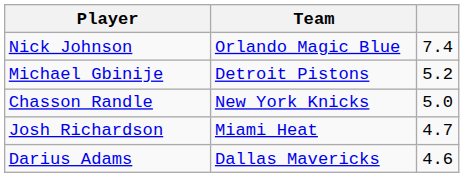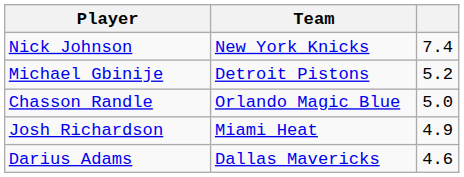(308, 47) Orlando Magic Blue -> (292, 47) New York Knicks
(292, 103) New York Knicks -> (308, 103) Orlando Magic Blue
(438, 131) 4.7 -> (438, 131) 4.9
